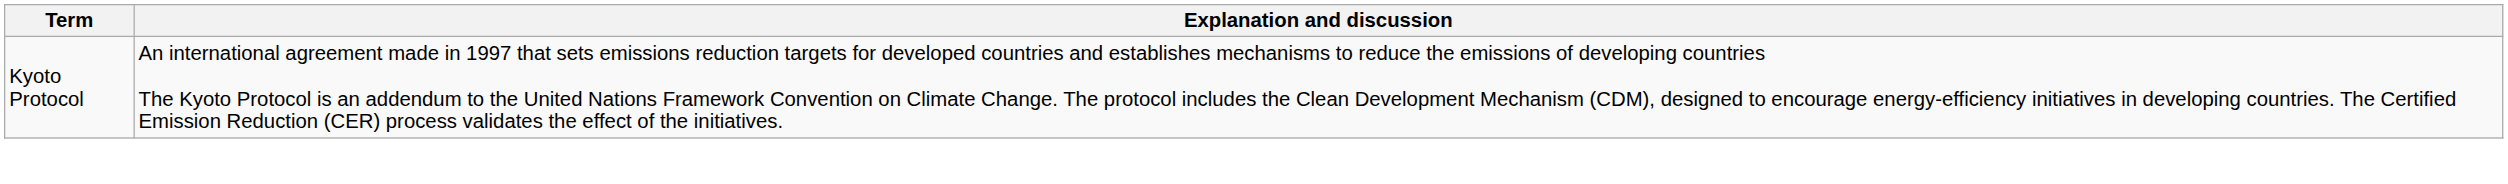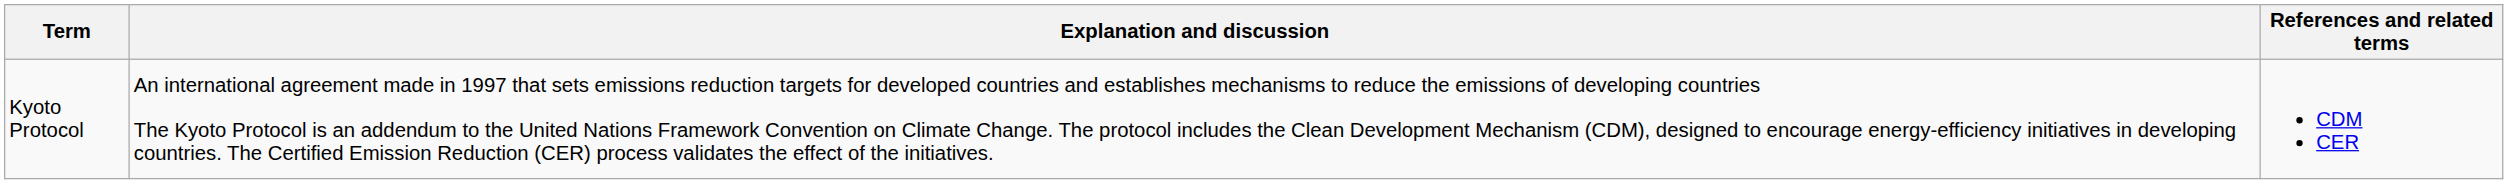+ column: (2382, 32)
